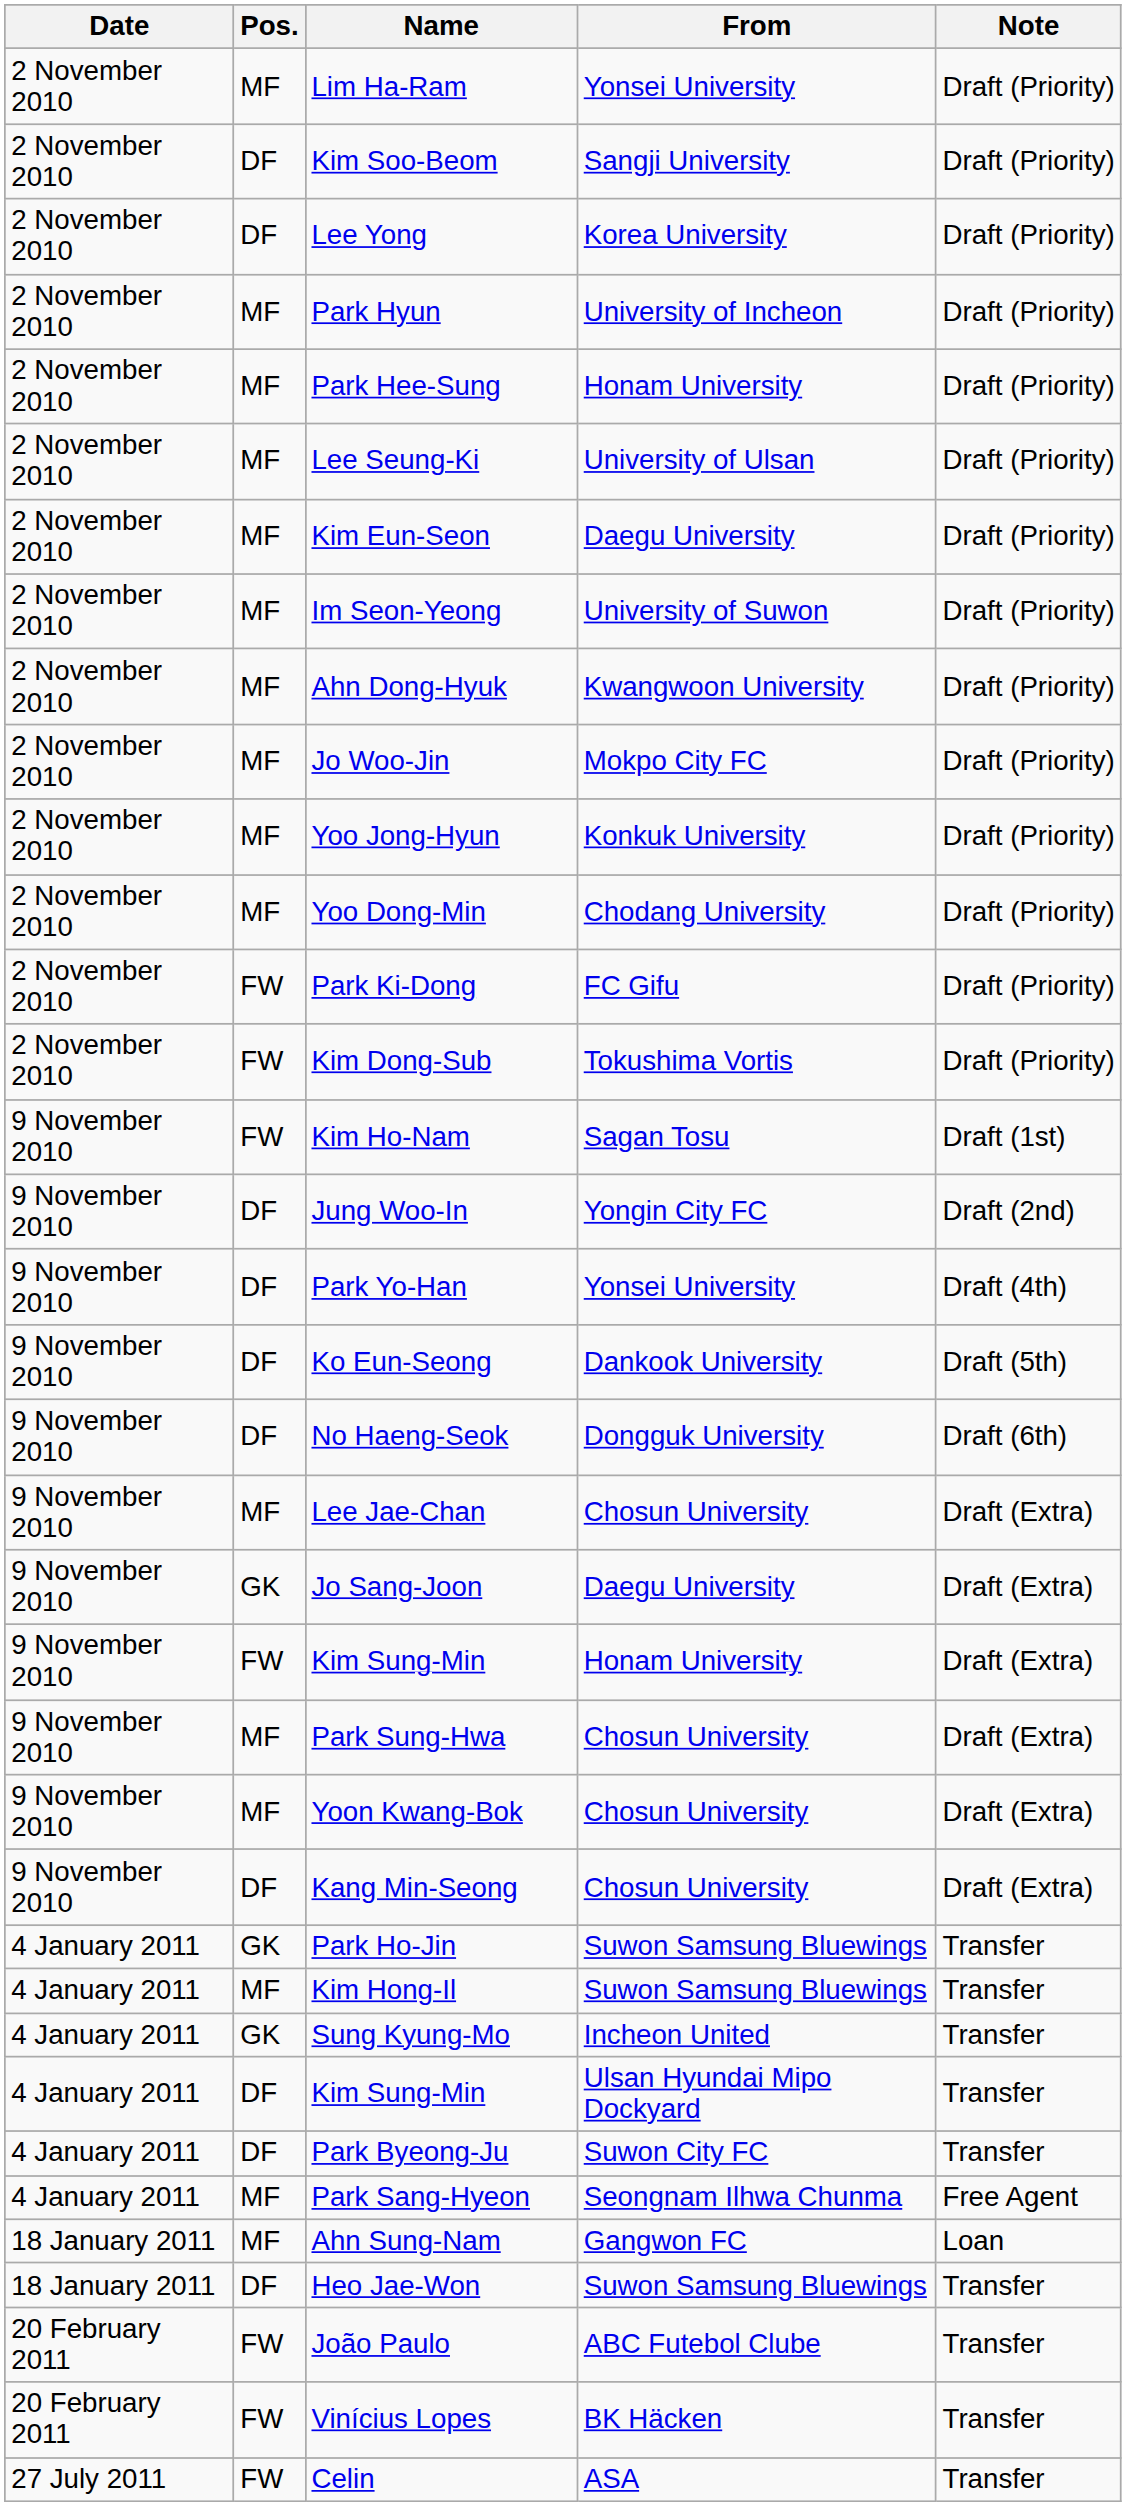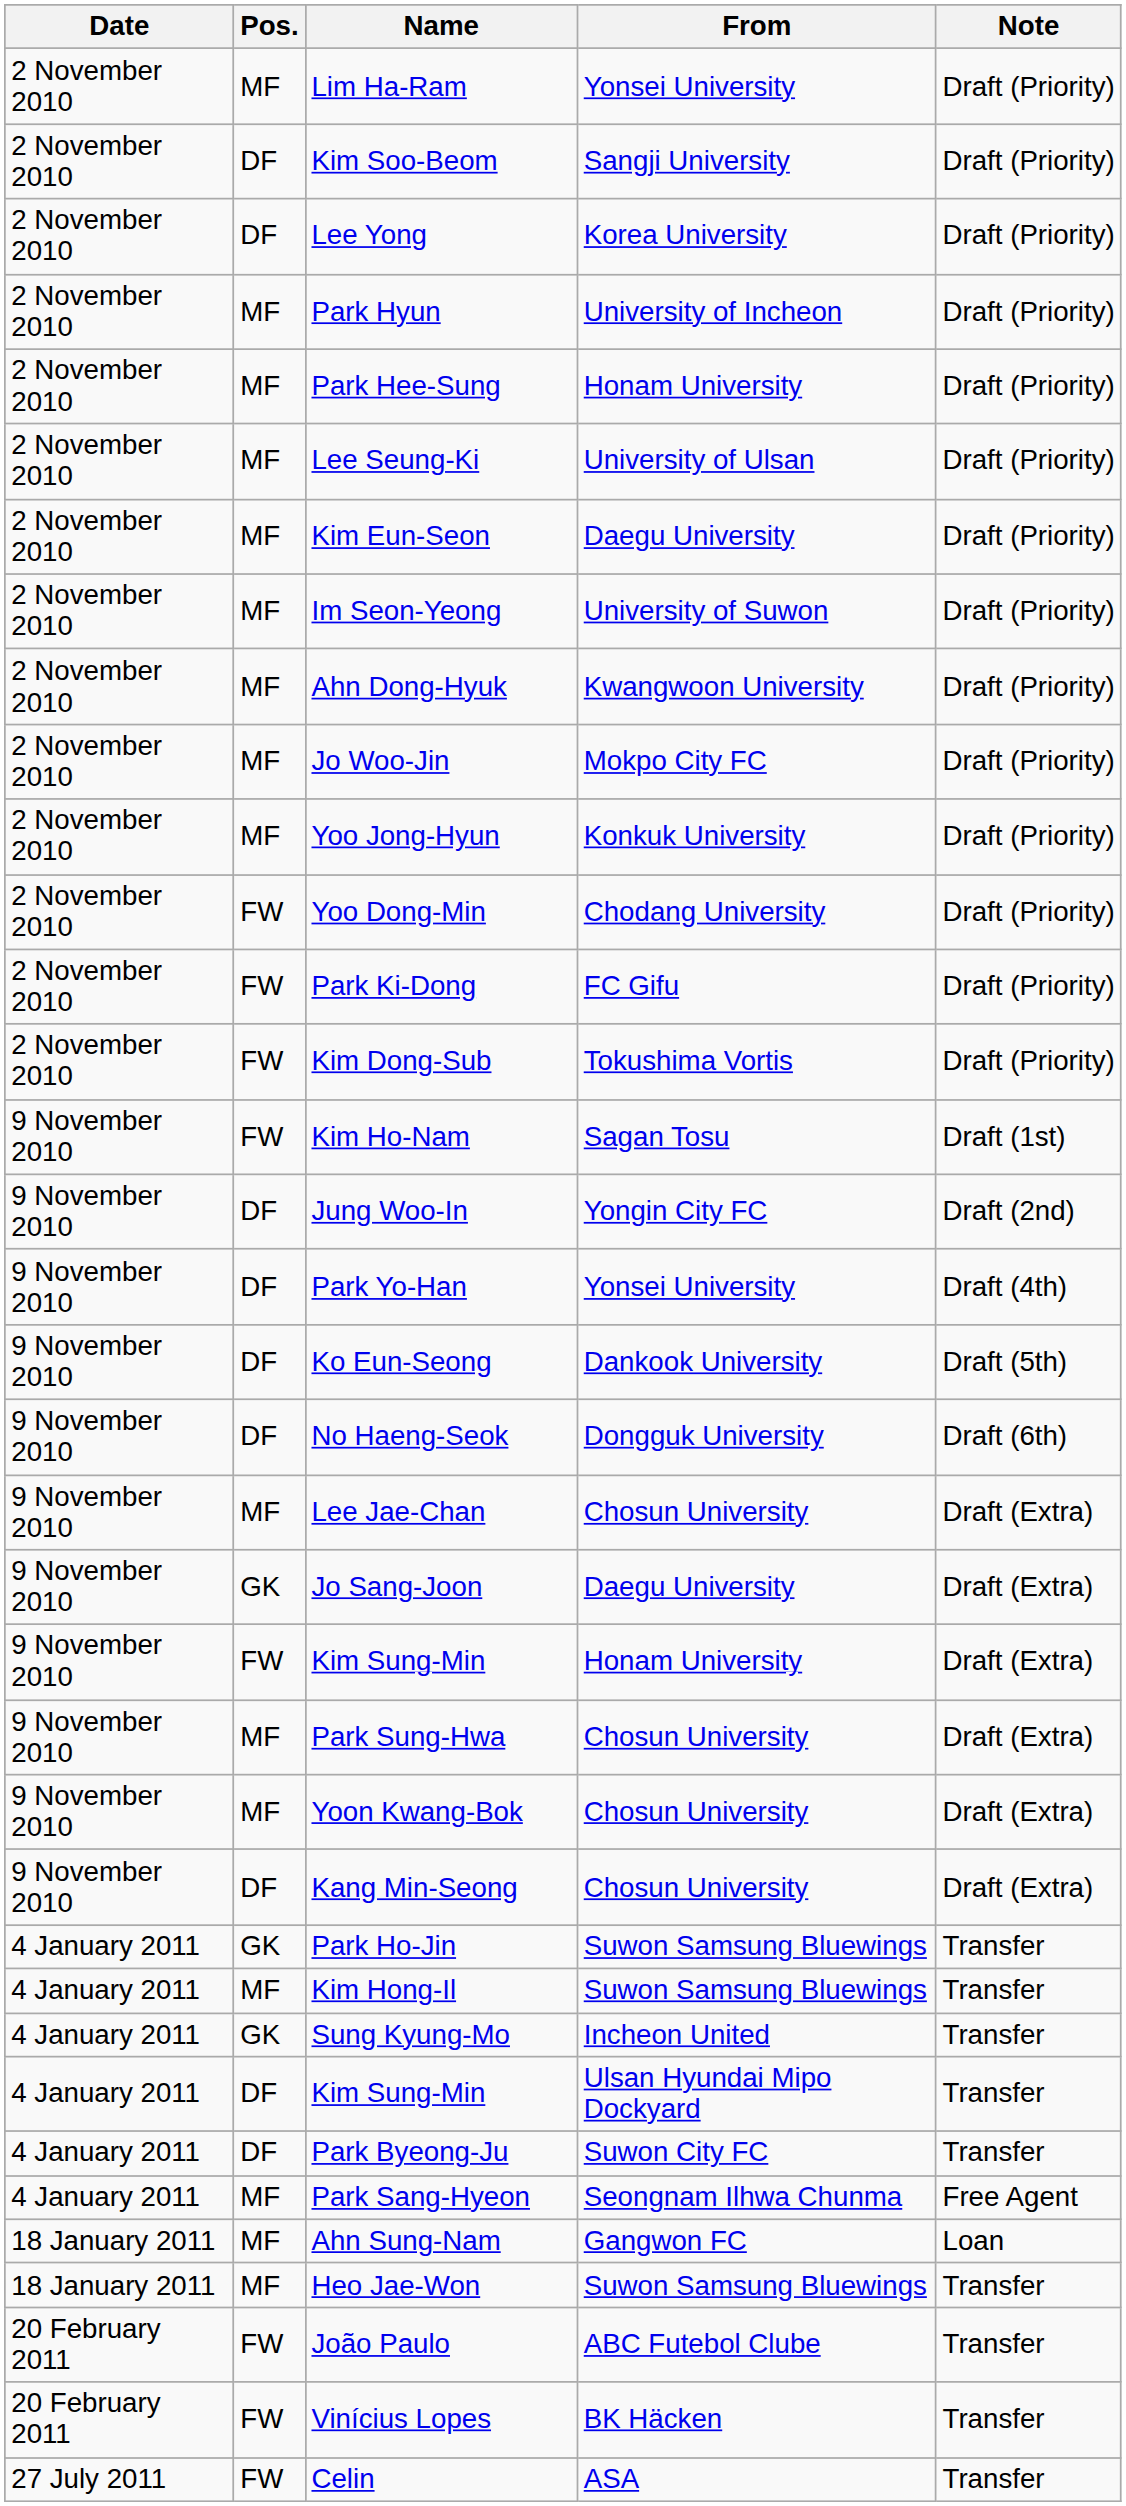(260, 911) MF -> (262, 911) FW
(259, 2284) DF -> (260, 2284) MF
